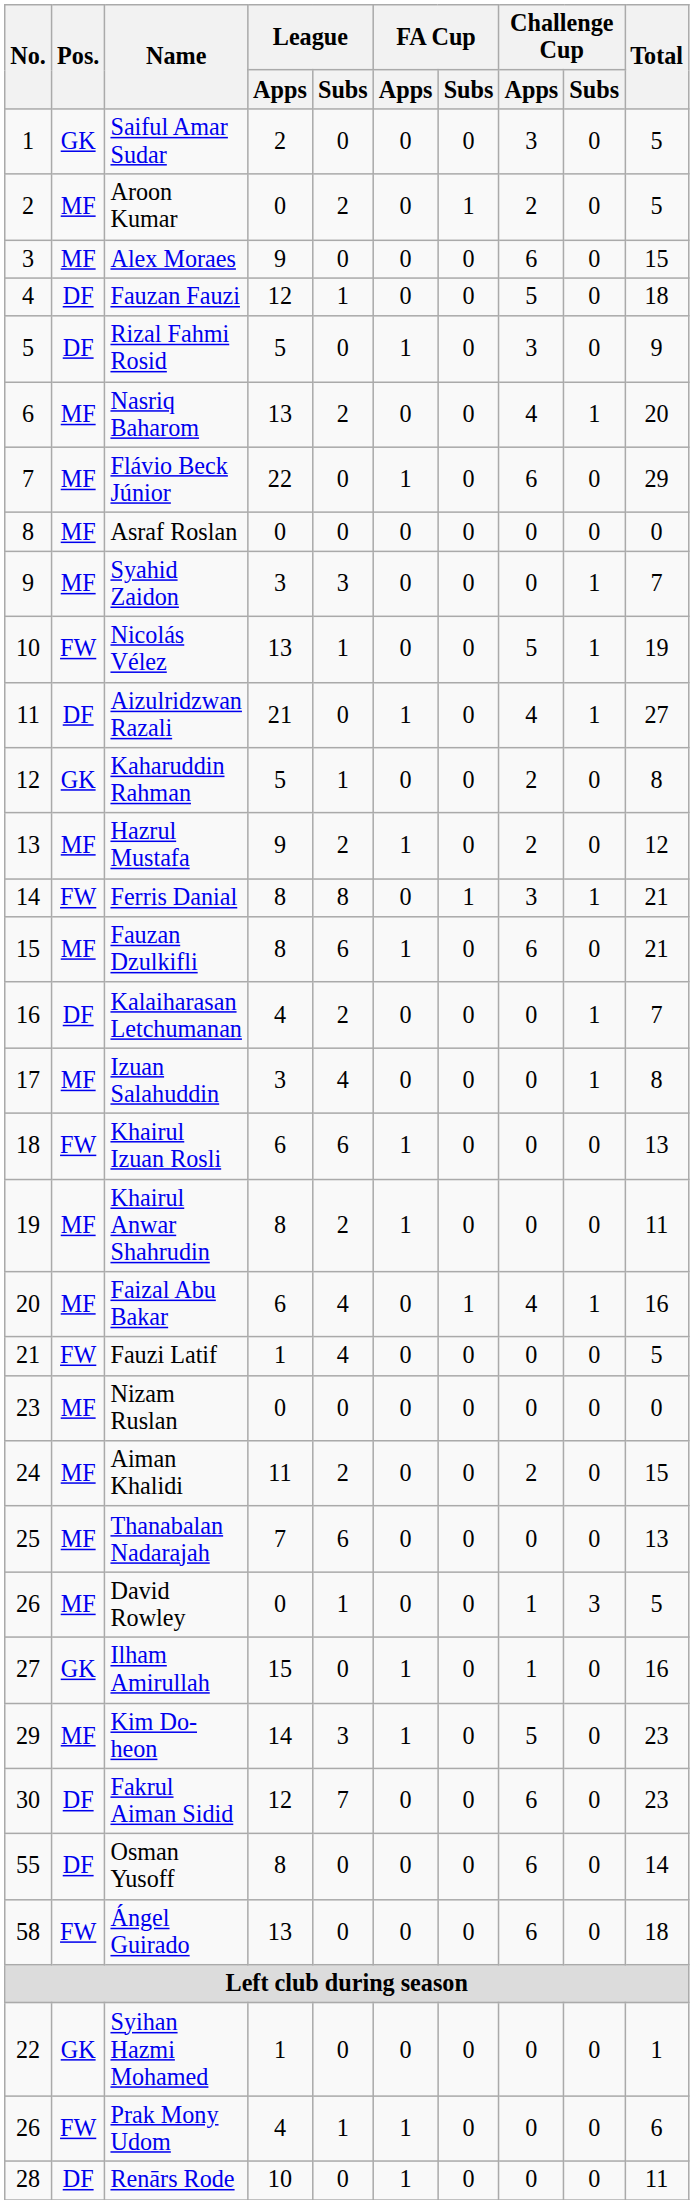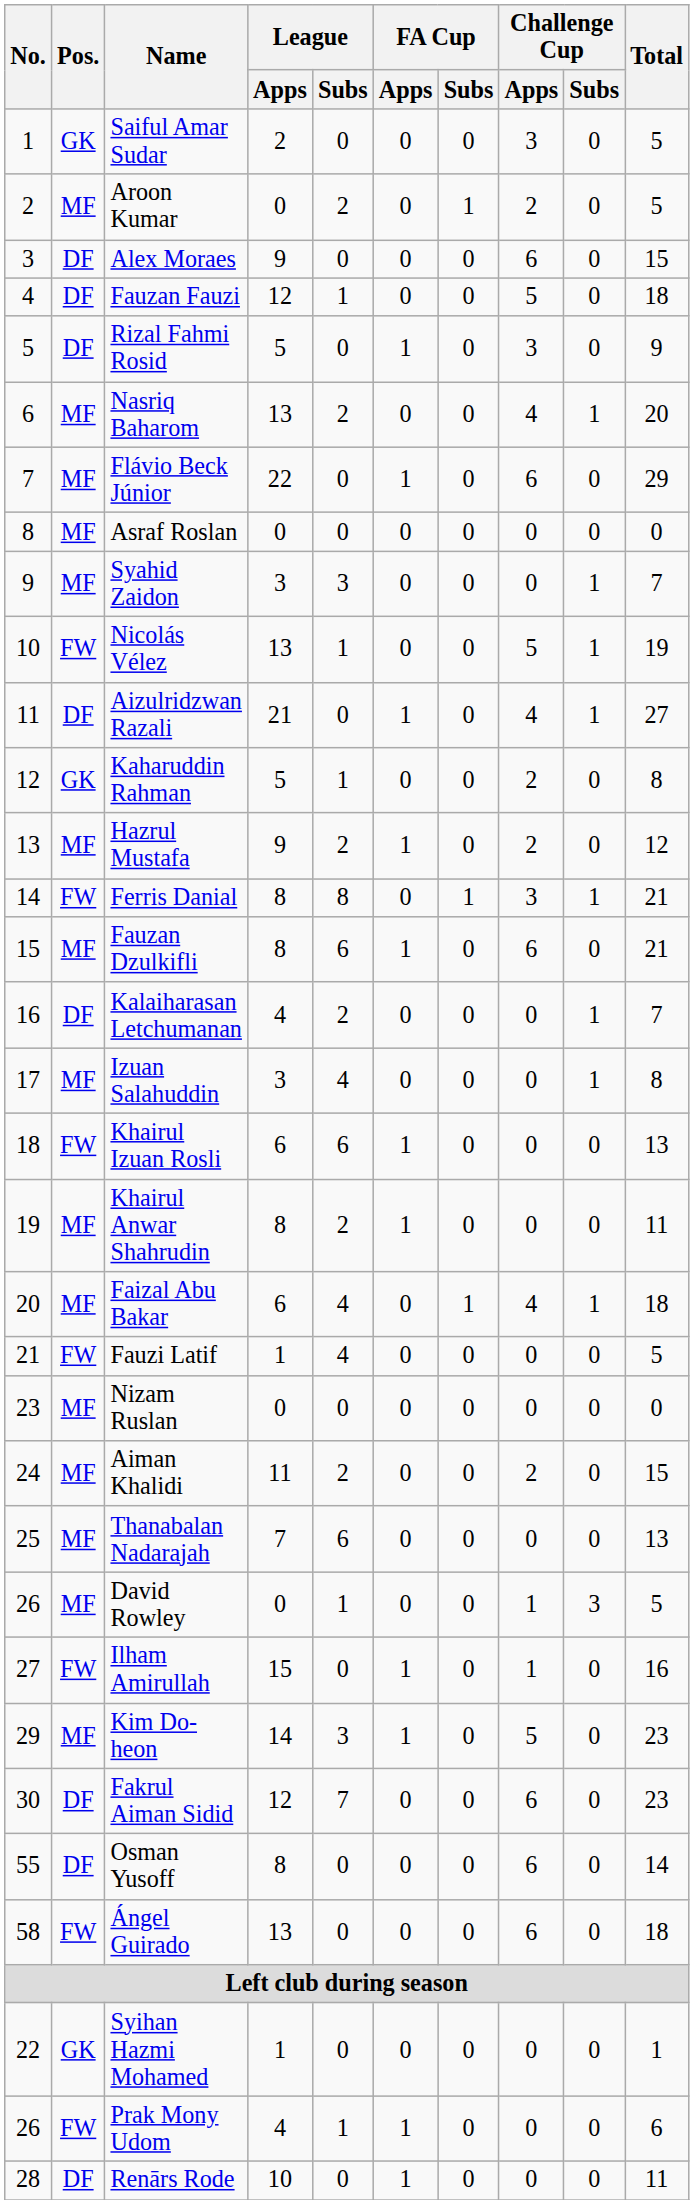(78, 258) MF -> (78, 258) DF
(657, 1303) 16 -> (657, 1303) 18
(78, 1669) GK -> (78, 1669) FW
